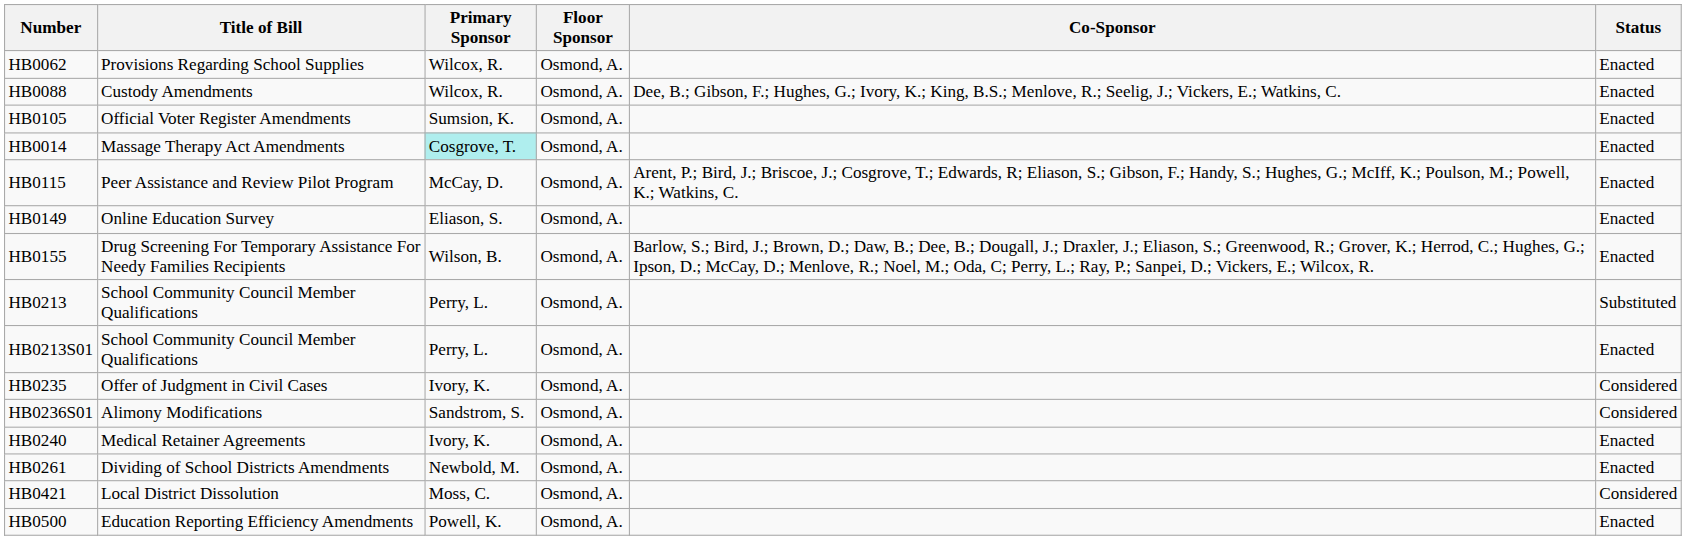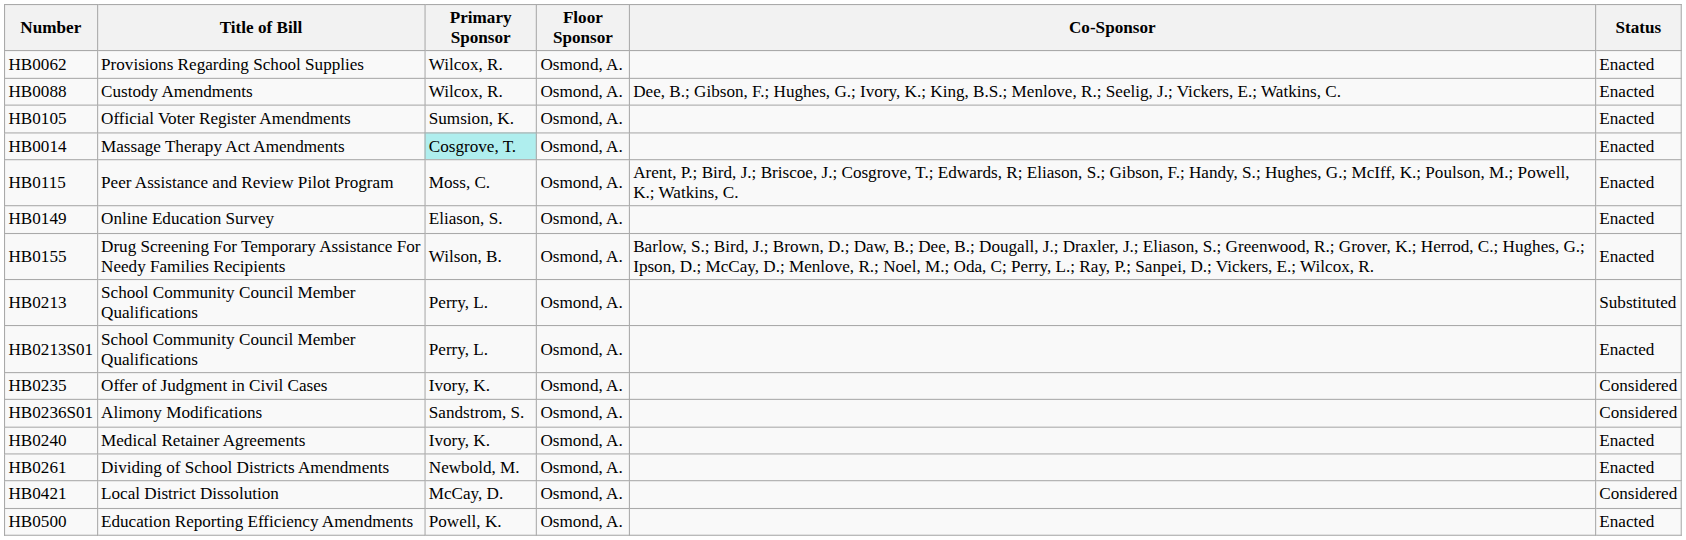(466, 182) McCay, D. -> (459, 182) Moss, C.
(459, 494) Moss, C. -> (466, 494) McCay, D.
